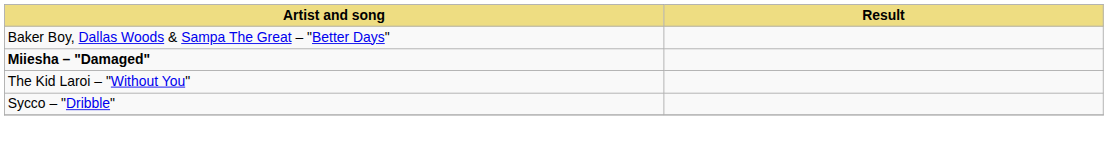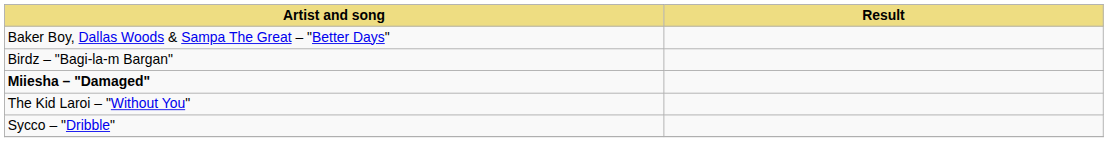+ row: (90, 59)
